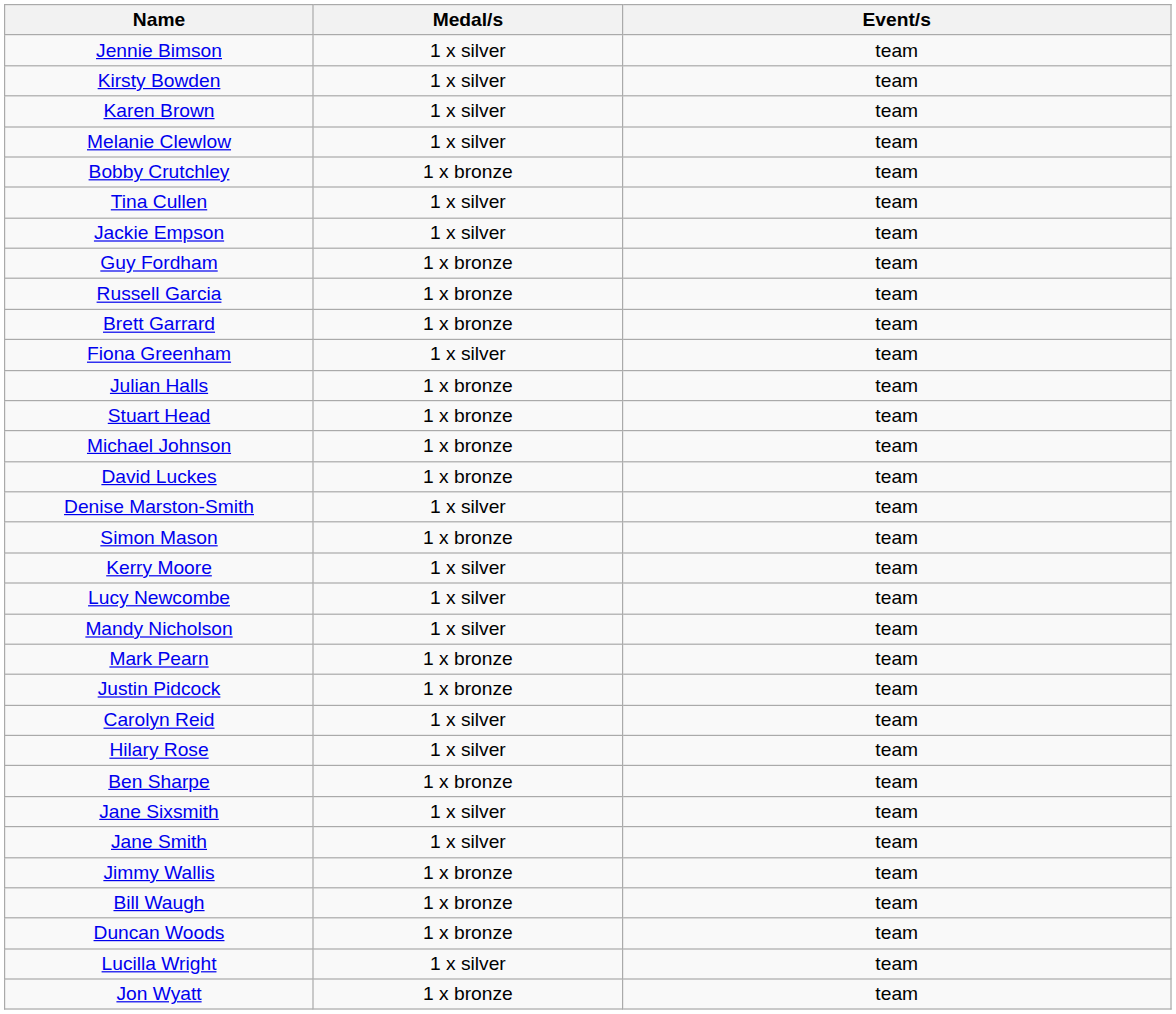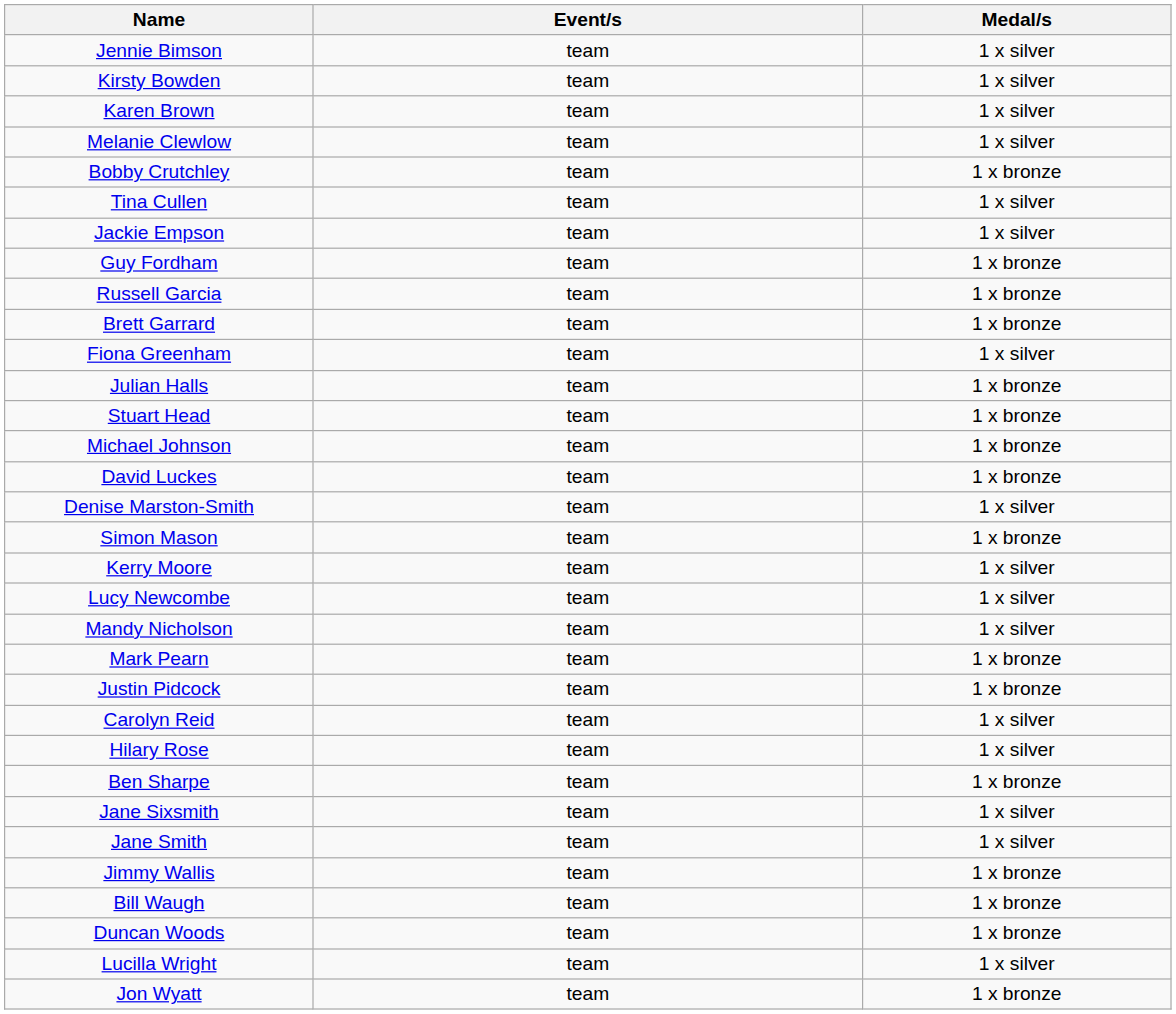columns swapped: (897, 19) <-> (468, 19)
